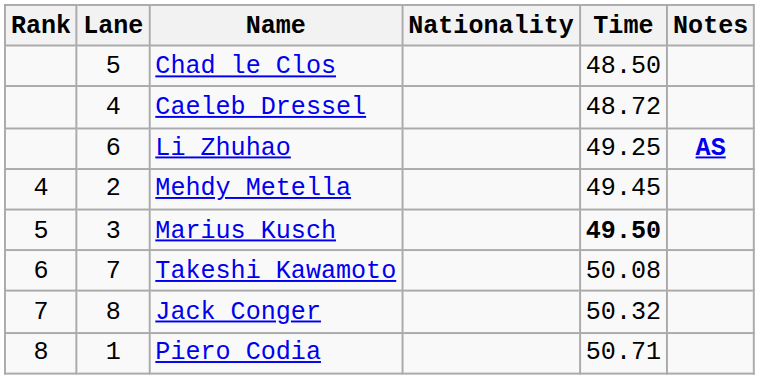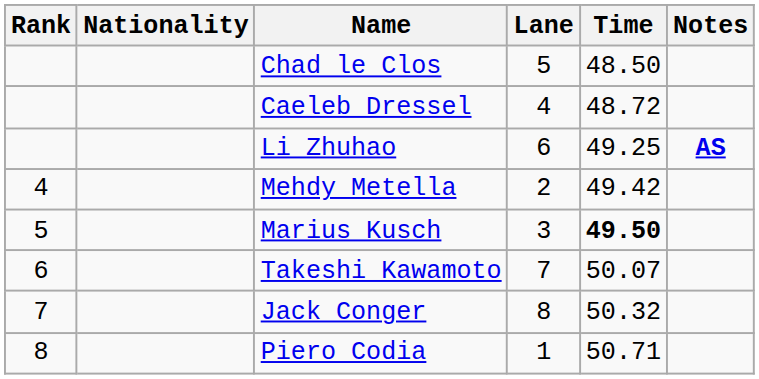columns swapped: (113, 25) <-> (491, 25)
(623, 189) 49.45 -> (623, 189) 49.42
(623, 271) 50.08 -> (623, 271) 50.07
